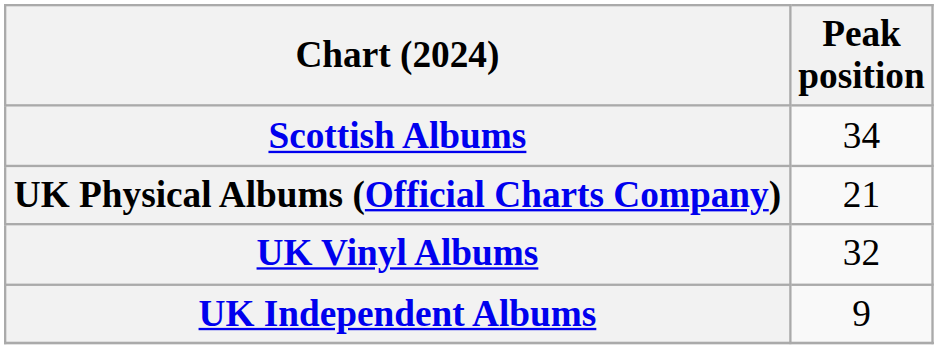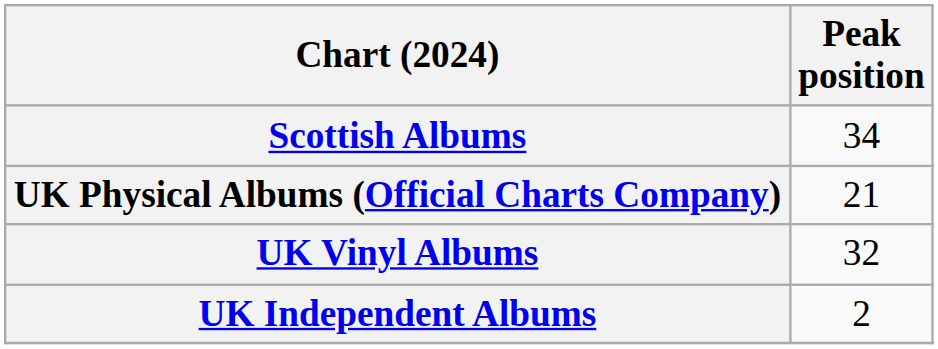(862, 312) 9 -> (862, 312) 2
